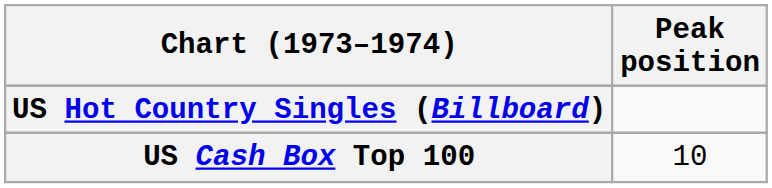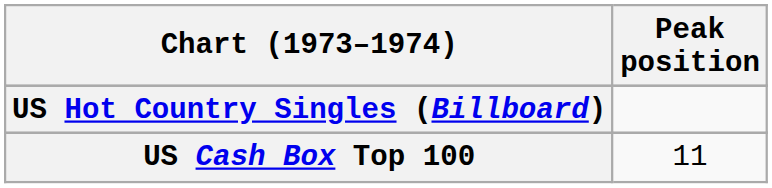(690, 157) 10 -> (690, 157) 11
